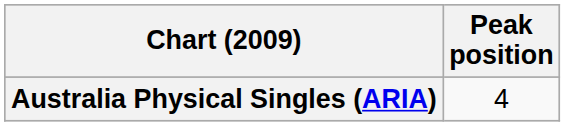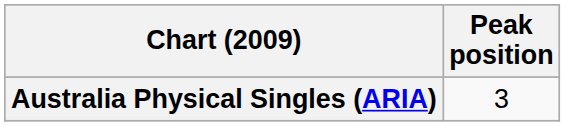(501, 98) 4 -> (501, 98) 3
